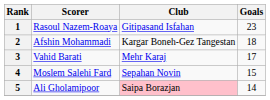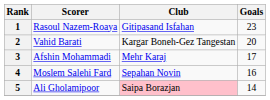(72, 42) Afshin Mohammadi -> (57, 42) Vahid Barati
(252, 42) 18 -> (252, 42) 20
(57, 57) Vahid Barati -> (72, 57) Afshin Mohammadi
(252, 73) 15 -> (252, 73) 16
